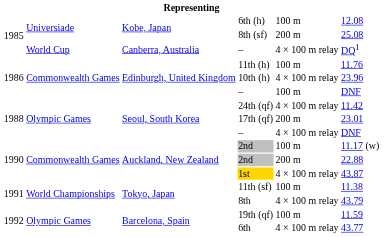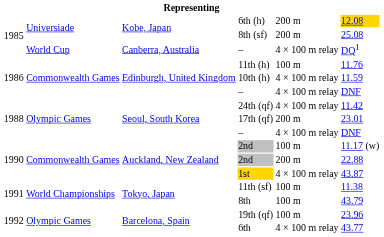(288, 21) 100 m -> (288, 21) 200 m
(352, 21) no background -> (352, 21) gold background
(352, 78) 23.96 -> (352, 78) 11.59
(288, 92) 100 m -> (307, 92) 4 × 100 m relay
(307, 201) 4 × 100 m relay -> (288, 201) 100 m
(352, 214) 11.59 -> (352, 214) 23.96
